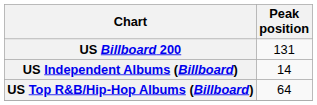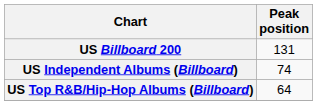(284, 69) 14 -> (284, 69) 74
